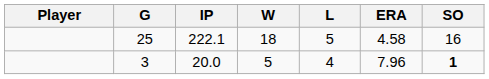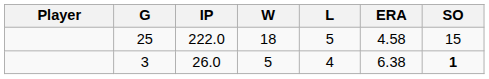(207, 39) 222.1 -> (207, 39) 222.0
(453, 39) 16 -> (453, 39) 15
(207, 62) 20.0 -> (207, 62) 26.0
(391, 62) 7.96 -> (391, 62) 6.38
